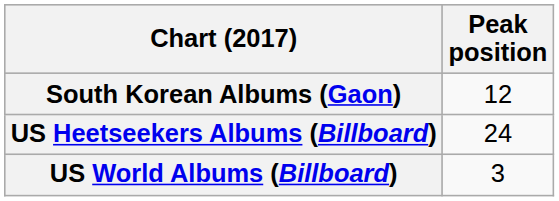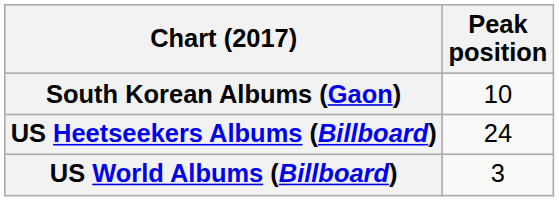(498, 93) 12 -> (498, 93) 10
